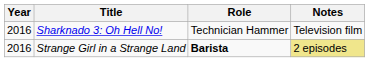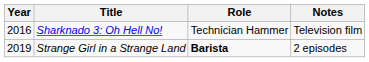(19, 48) 2016 -> (19, 48) 2019
(320, 48) khaki background -> (320, 48) no background
